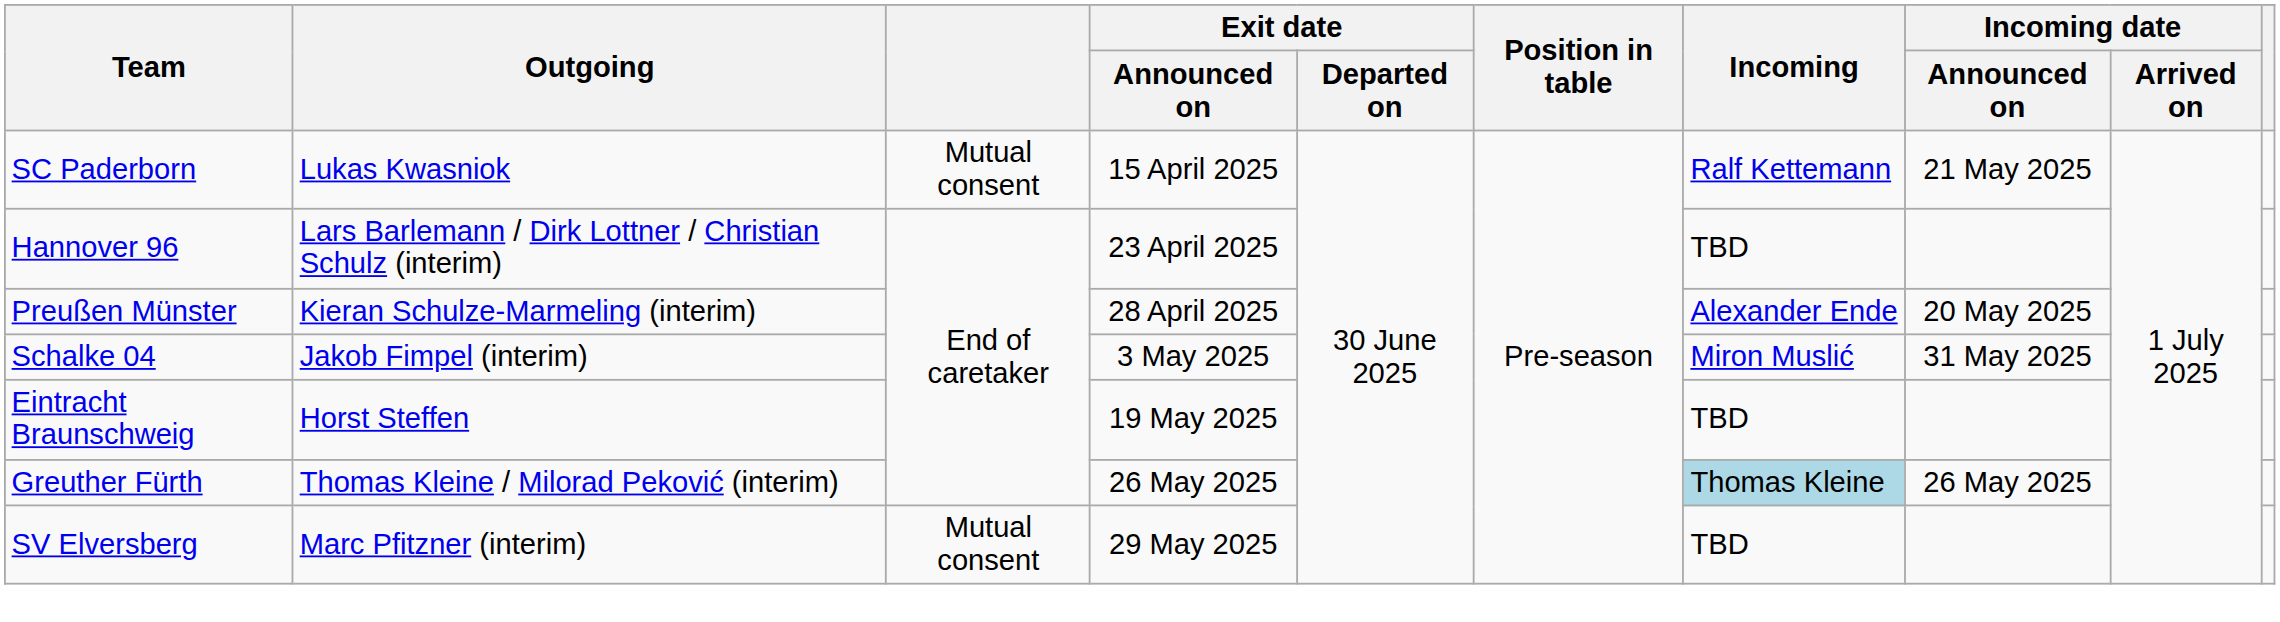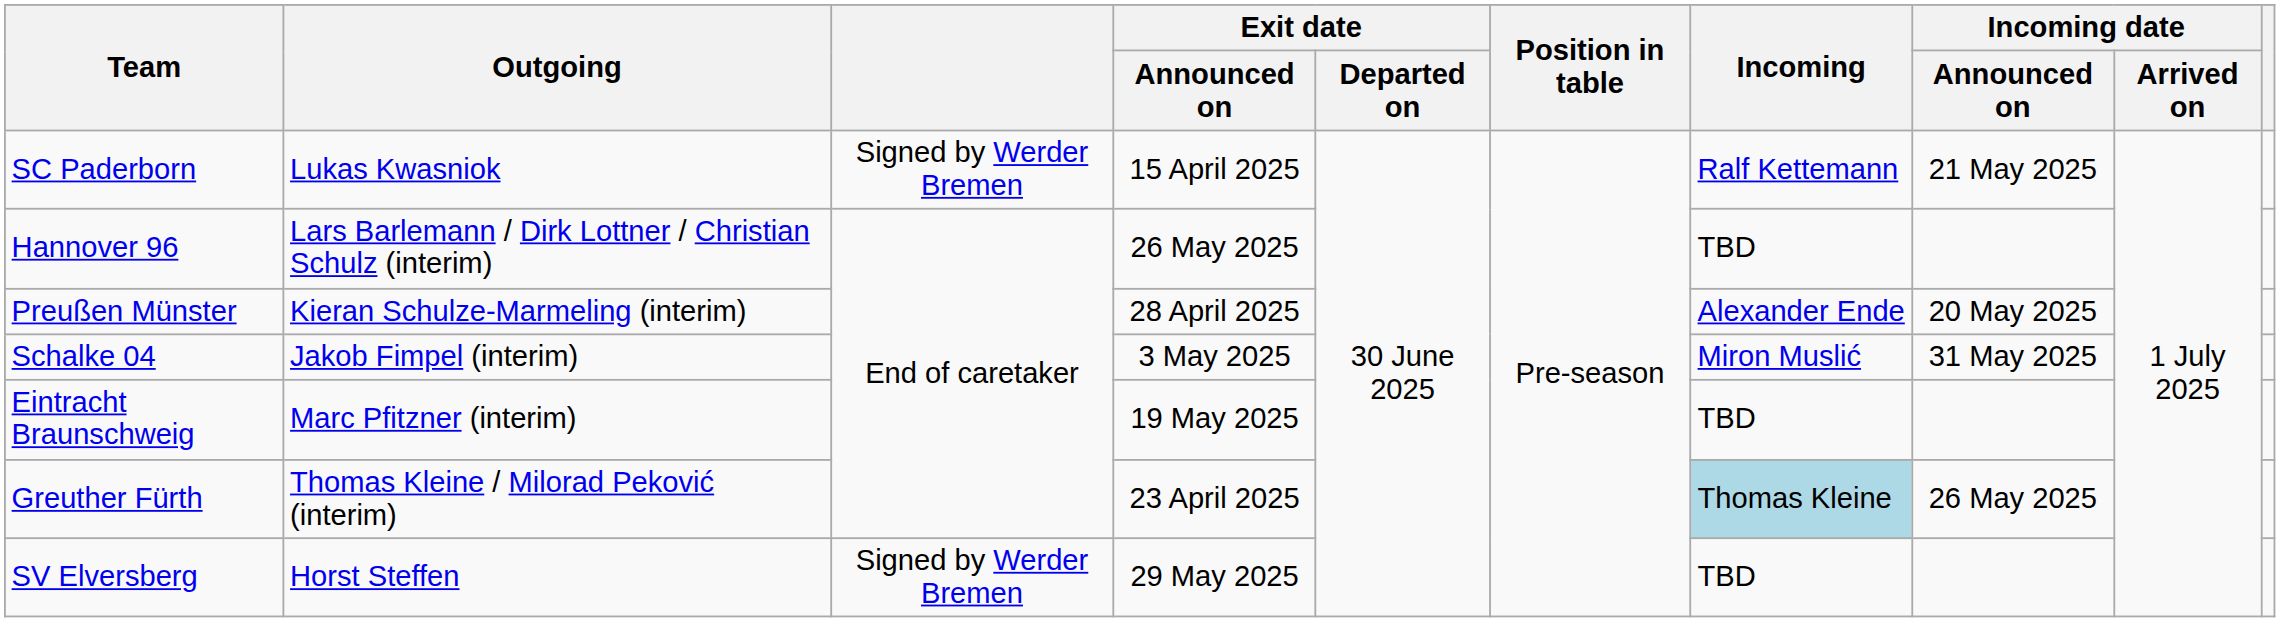(988, 169) Mutual consent -> (972, 169) Signed by Werder Bremen
(1193, 248) 23 April 2025 -> (1215, 248) 26 May 2025
(384, 419) Horst Steffen -> (433, 419) Marc Pfitzner (interim)
(1193, 481) 26 May 2025 -> (1215, 498) 23 April 2025
(443, 544) Marc Pfitzner (interim) -> (375, 577) Horst Steffen
(988, 544) Mutual consent -> (972, 577) Signed by Werder Bremen
